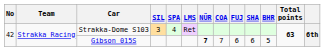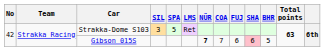(174, 30) 4 -> (174, 30) 5
(253, 41) no background -> (253, 41) pink background
